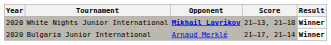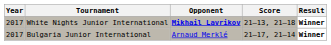(15, 22) 2020 -> (15, 22) 2017
(15, 34) 2020 -> (15, 34) 2017
